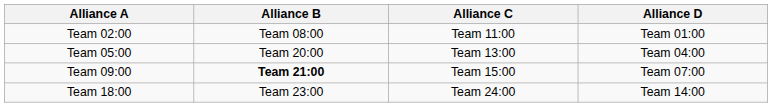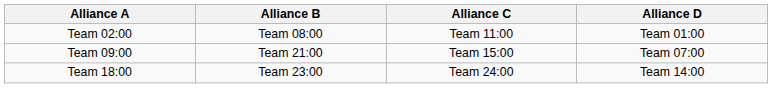- row: (99, 53)
(291, 72) bold -> (291, 53) normal
